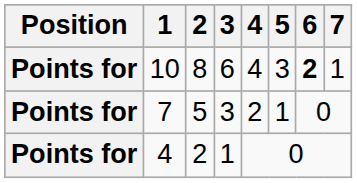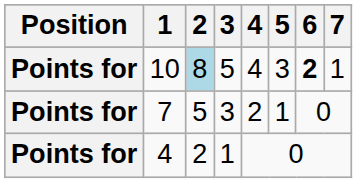(200, 68) no background -> (200, 68) lightblue background
(227, 68) 6 -> (227, 68) 5
